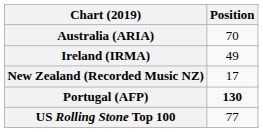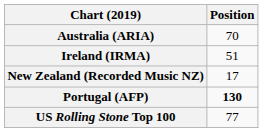(232, 55) 49 -> (232, 55) 51
